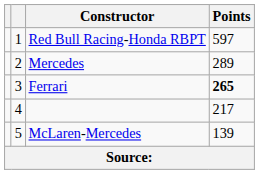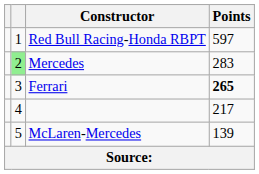(18, 62) no background -> (18, 62) lightgreen background
(223, 62) 289 -> (223, 62) 283
